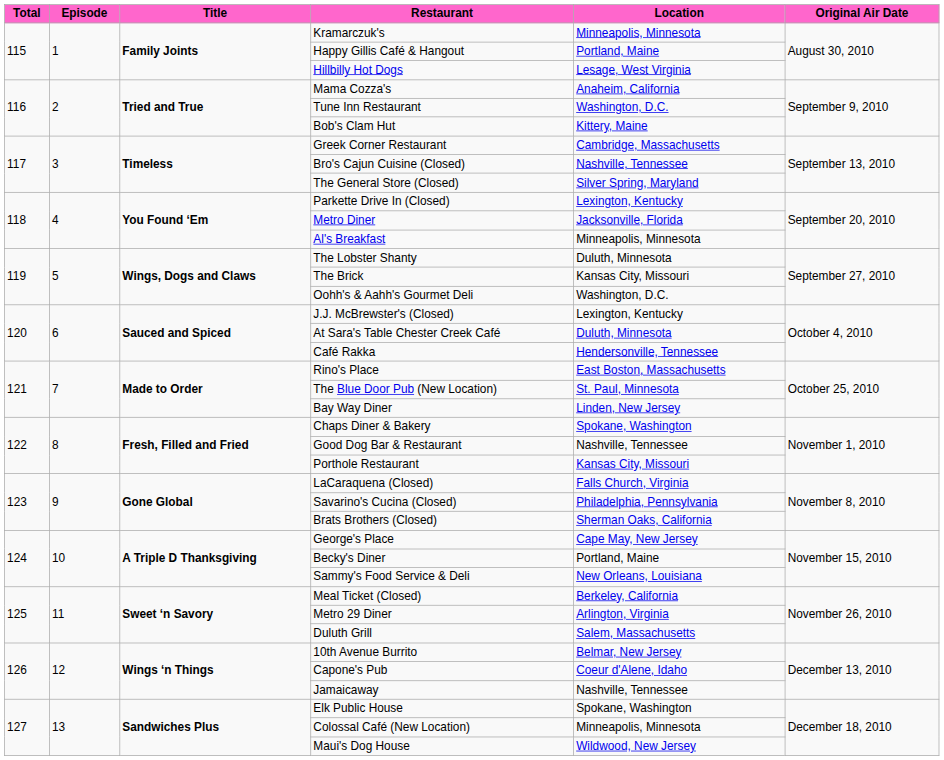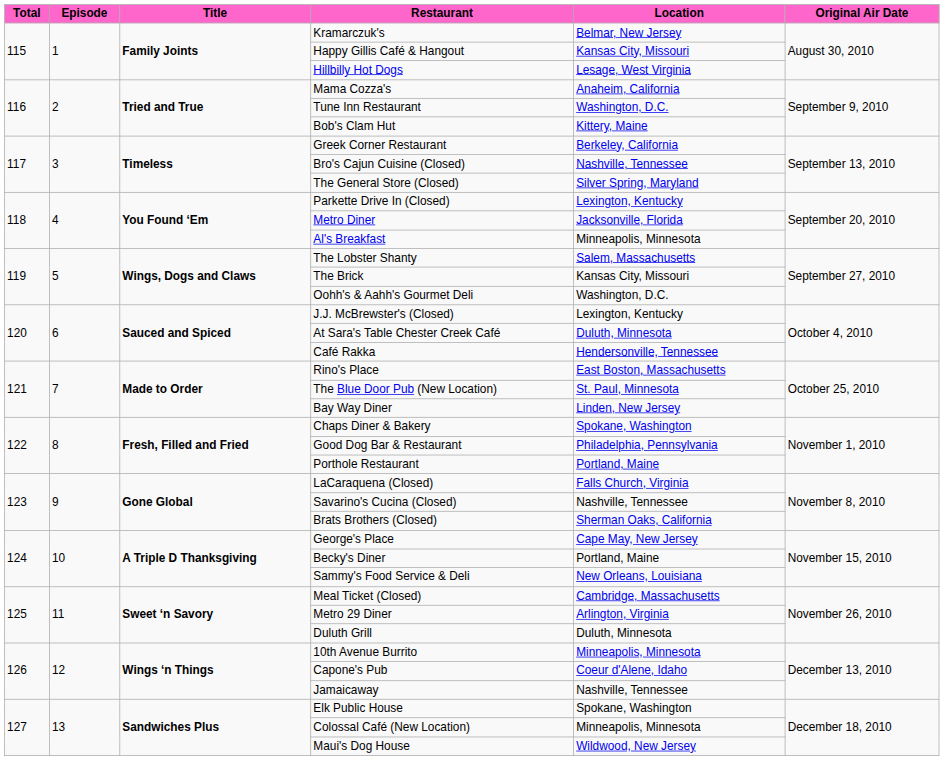(638, 32) Minneapolis, Minnesota -> (629, 32) Belmar, New Jersey
(618, 51) Portland, Maine -> (633, 51) Kansas City, Missouri
(648, 145) Cambridge, Massachusetts -> (627, 145) Berkeley, California
(624, 257) Duluth, Minnesota -> (636, 257) Salem, Massachusetts
(632, 445) Nashville, Tennessee -> (647, 445) Philadelphia, Pennsylvania
(633, 464) Kansas City, Missouri -> (618, 464) Portland, Maine
(647, 502) Philadelphia, Pennsylvania -> (632, 502) Nashville, Tennessee
(627, 595) Berkeley, California -> (648, 595) Cambridge, Massachusetts
(636, 633) Salem, Massachusetts -> (624, 633) Duluth, Minnesota
(629, 652) Belmar, New Jersey -> (638, 652) Minneapolis, Minnesota
